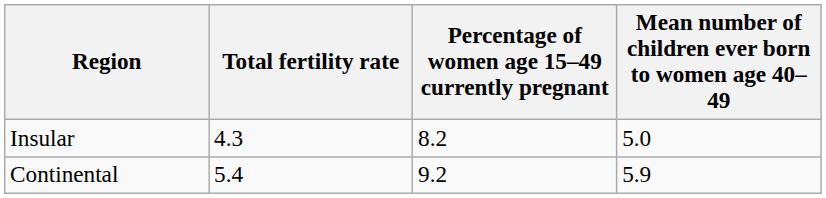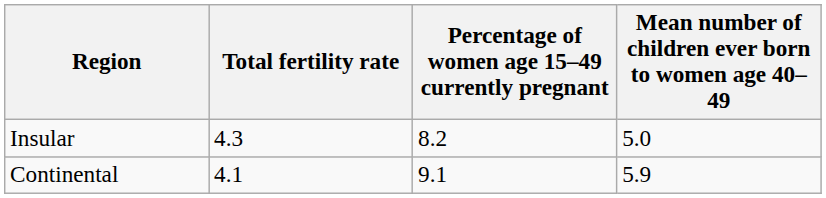(229, 174) 5.4 -> (229, 174) 4.1
(433, 174) 9.2 -> (433, 174) 9.1
